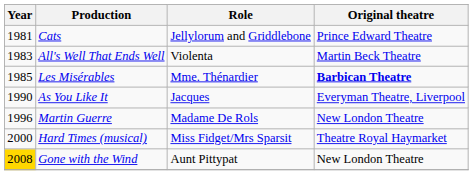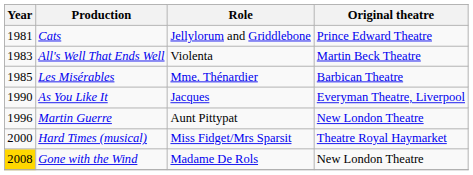(364, 77) bold -> (360, 77) normal
(214, 118) Madame De Rols -> (204, 118) Aunt Pittypat
(204, 159) Aunt Pittypat -> (214, 159) Madame De Rols
